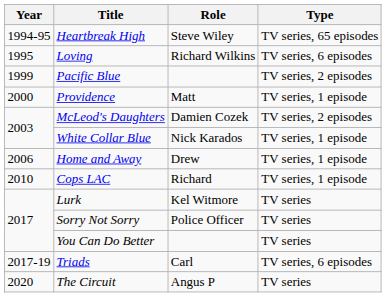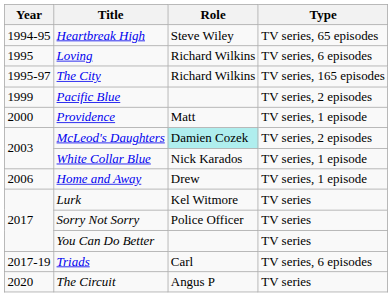+ row: (79, 76)
(209, 117) no background -> (209, 138) paleturquoise background
- row: (83, 179)
